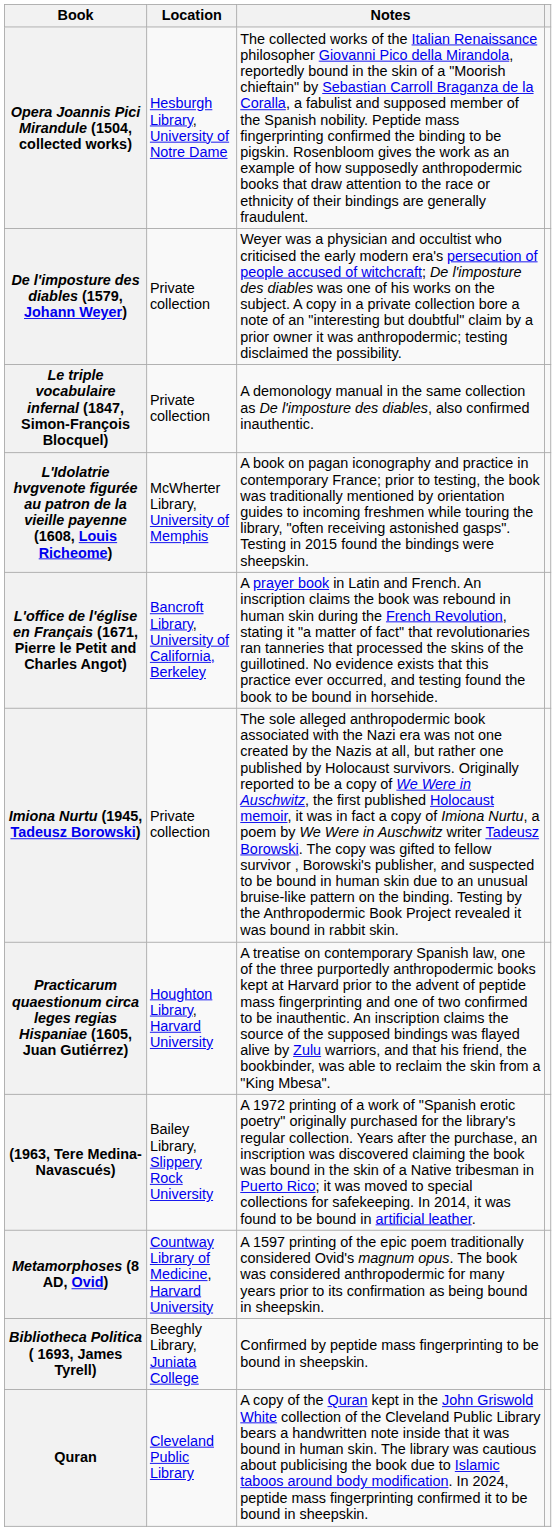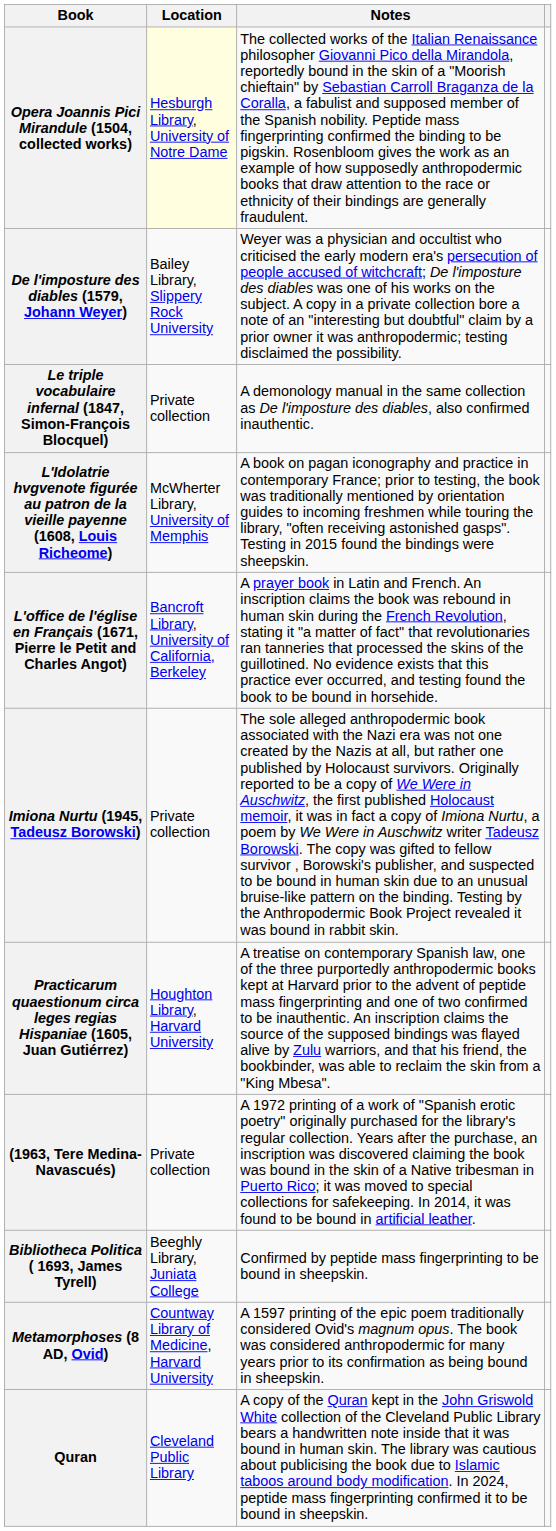(190, 127) no background -> (190, 127) lightyellow background
(180, 296) Private collection -> (182, 296) Bailey Library, Slippery Rock University
(182, 1162) Bailey Library, Slippery Rock University -> (180, 1162) Private collection
rows swapped: (76, 1274) <-> (76, 1353)
